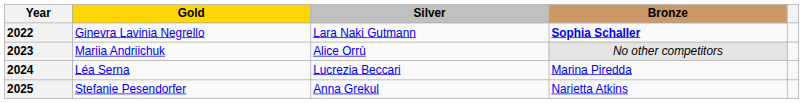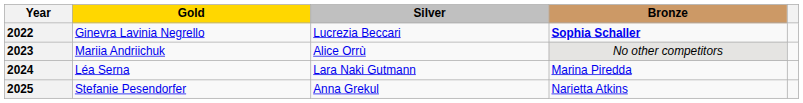(365, 32) Lara Naki Gutmann -> (357, 32) Lucrezia Beccari
(357, 70) Lucrezia Beccari -> (365, 70) Lara Naki Gutmann
